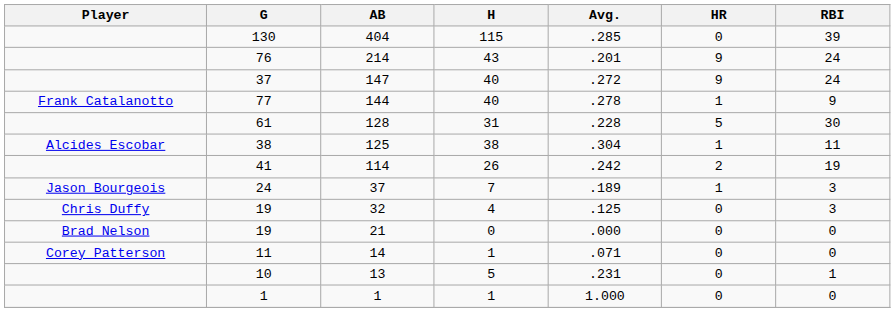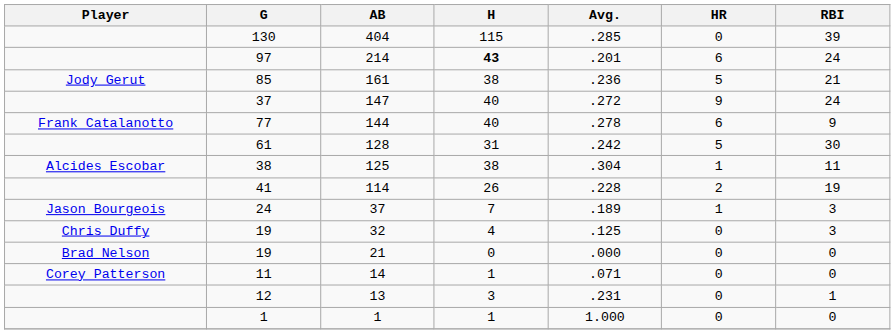(264, 59) 76 -> (264, 59) 97
(491, 59) normal -> (491, 59) bold
(719, 59) 9 -> (719, 59) 6
+ row: (377, 80)
(719, 102) 1 -> (719, 123) 6
(605, 123) .228 -> (605, 145) .242
(605, 167) .242 -> (605, 188) .228
(264, 275) 10 -> (264, 296) 12
(491, 275) 5 -> (491, 296) 3
